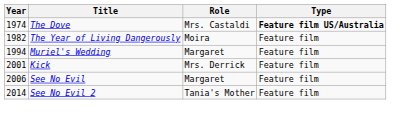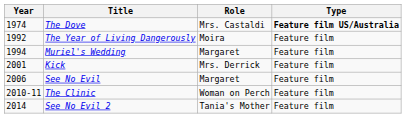(16, 38) 1982 -> (16, 38) 1992
+ row: (70, 92)
